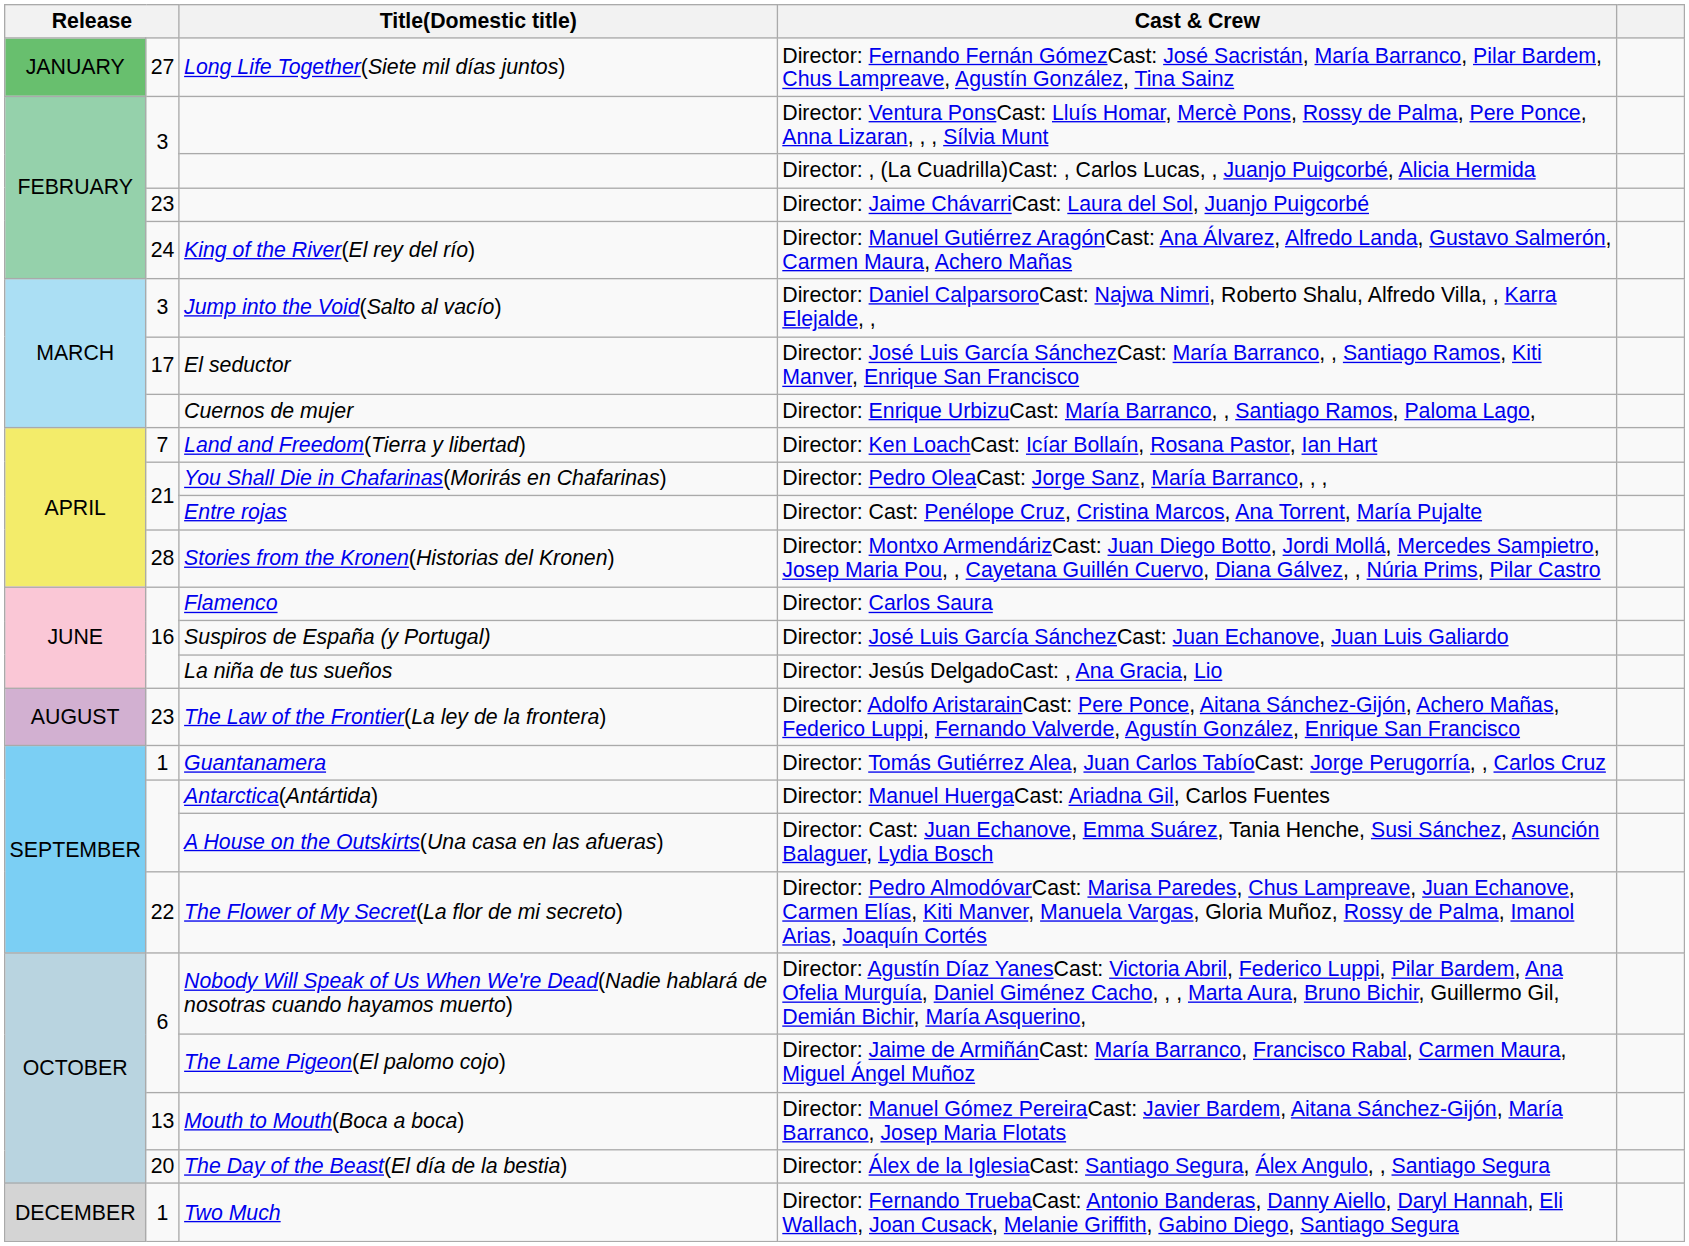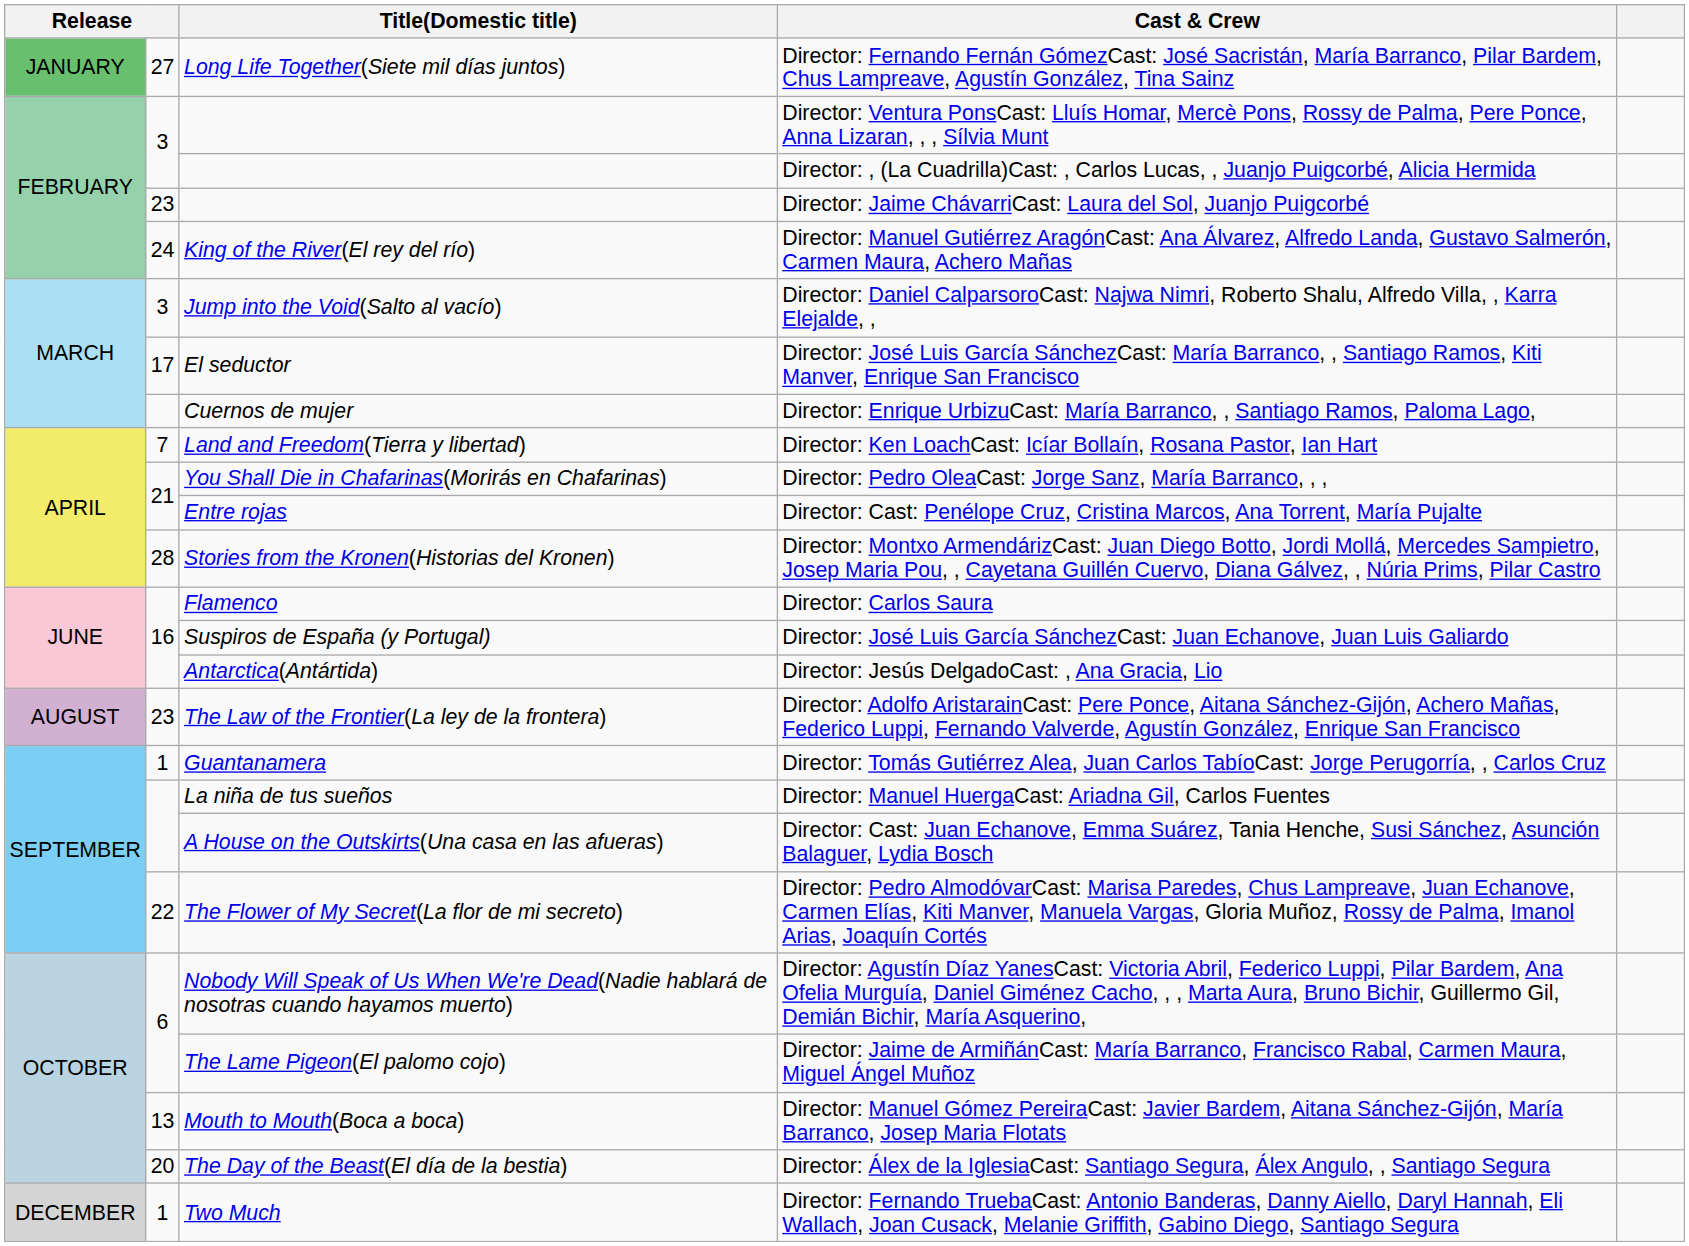(288, 671) La niña de tus sueños -> (281, 671) Antarctica(Antártida)
(281, 796) Antarctica(Antártida) -> (288, 796) La niña de tus sueños
